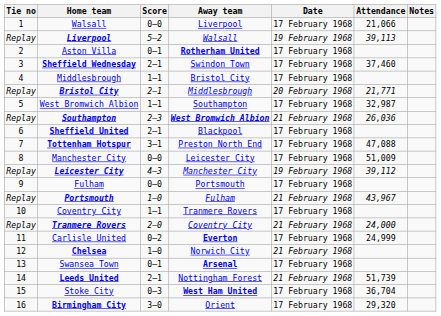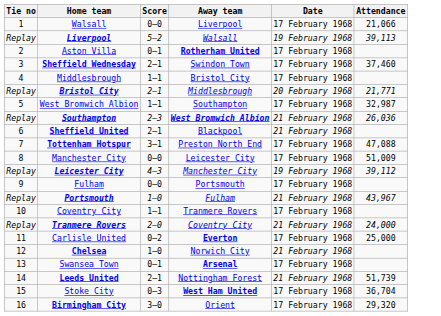- column: (422, 11)
(313, 131) 17 February 1968 -> (313, 131) 21 February 1968
(381, 238) 24,999 -> (381, 238) 25,000
